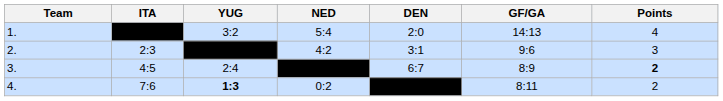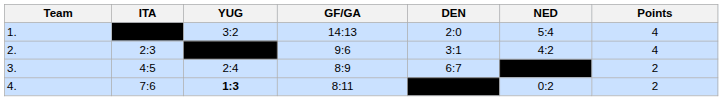columns swapped: (324, 13) <-> (527, 13)
(655, 50) 3 -> (655, 50) 4
(655, 68) bold -> (655, 68) normal
